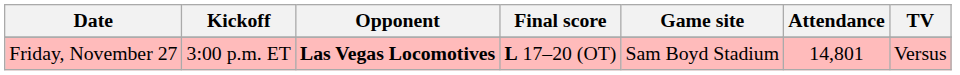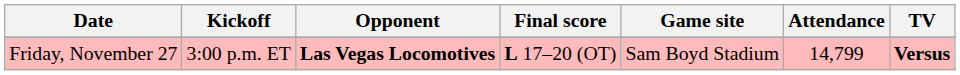(837, 53) 14,801 -> (837, 53) 14,799
(920, 53) normal -> (922, 53) bold
